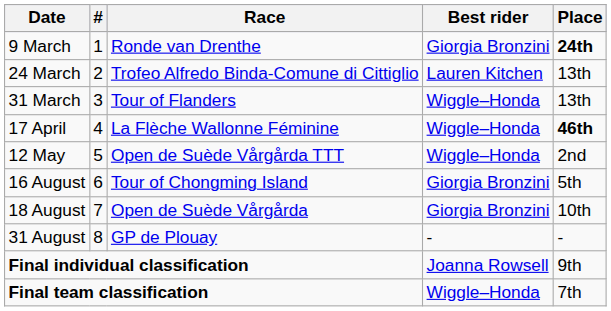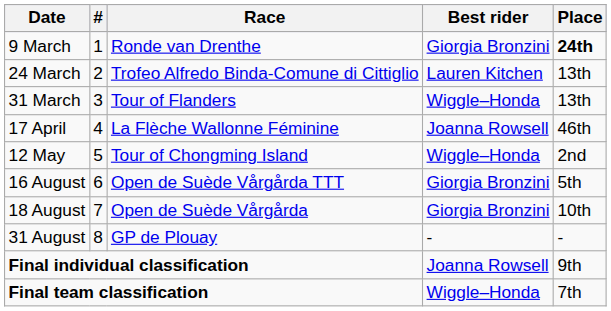(483, 127) Wiggle–Honda -> (488, 127) Joanna Rowsell
(575, 127) bold -> (574, 127) normal
(227, 155) Open de Suède Vårgårda TTT -> (209, 155) Tour of Chongming Island
(209, 182) Tour of Chongming Island -> (227, 182) Open de Suède Vårgårda TTT
